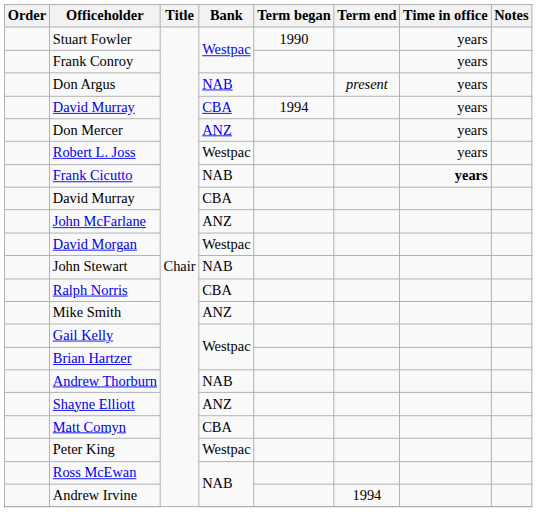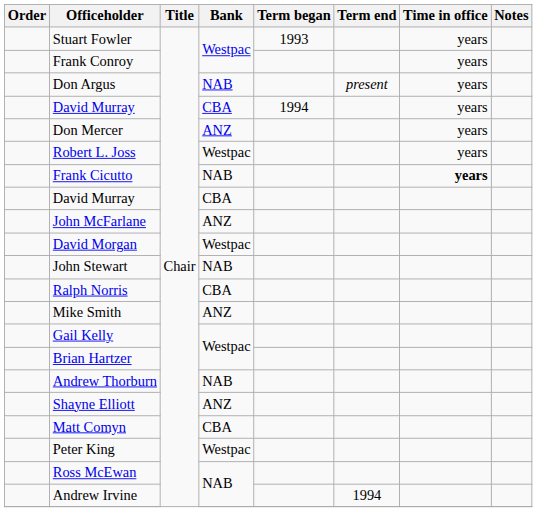(294, 38) 1990 -> (294, 38) 1993
